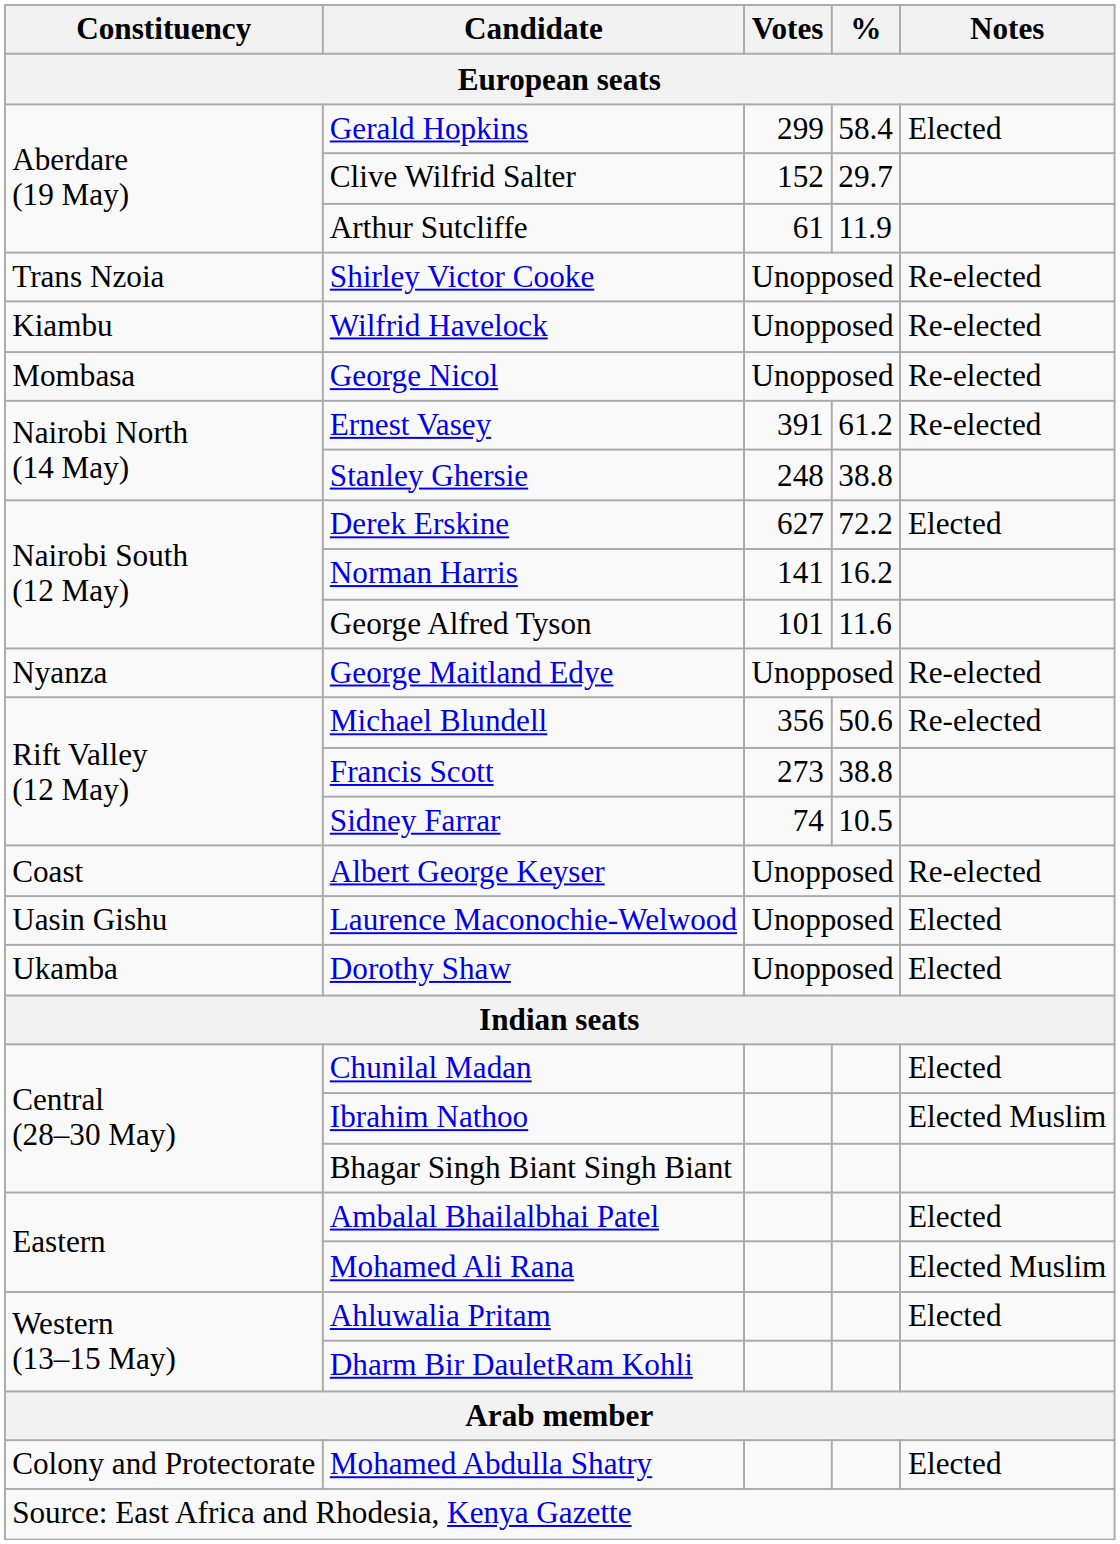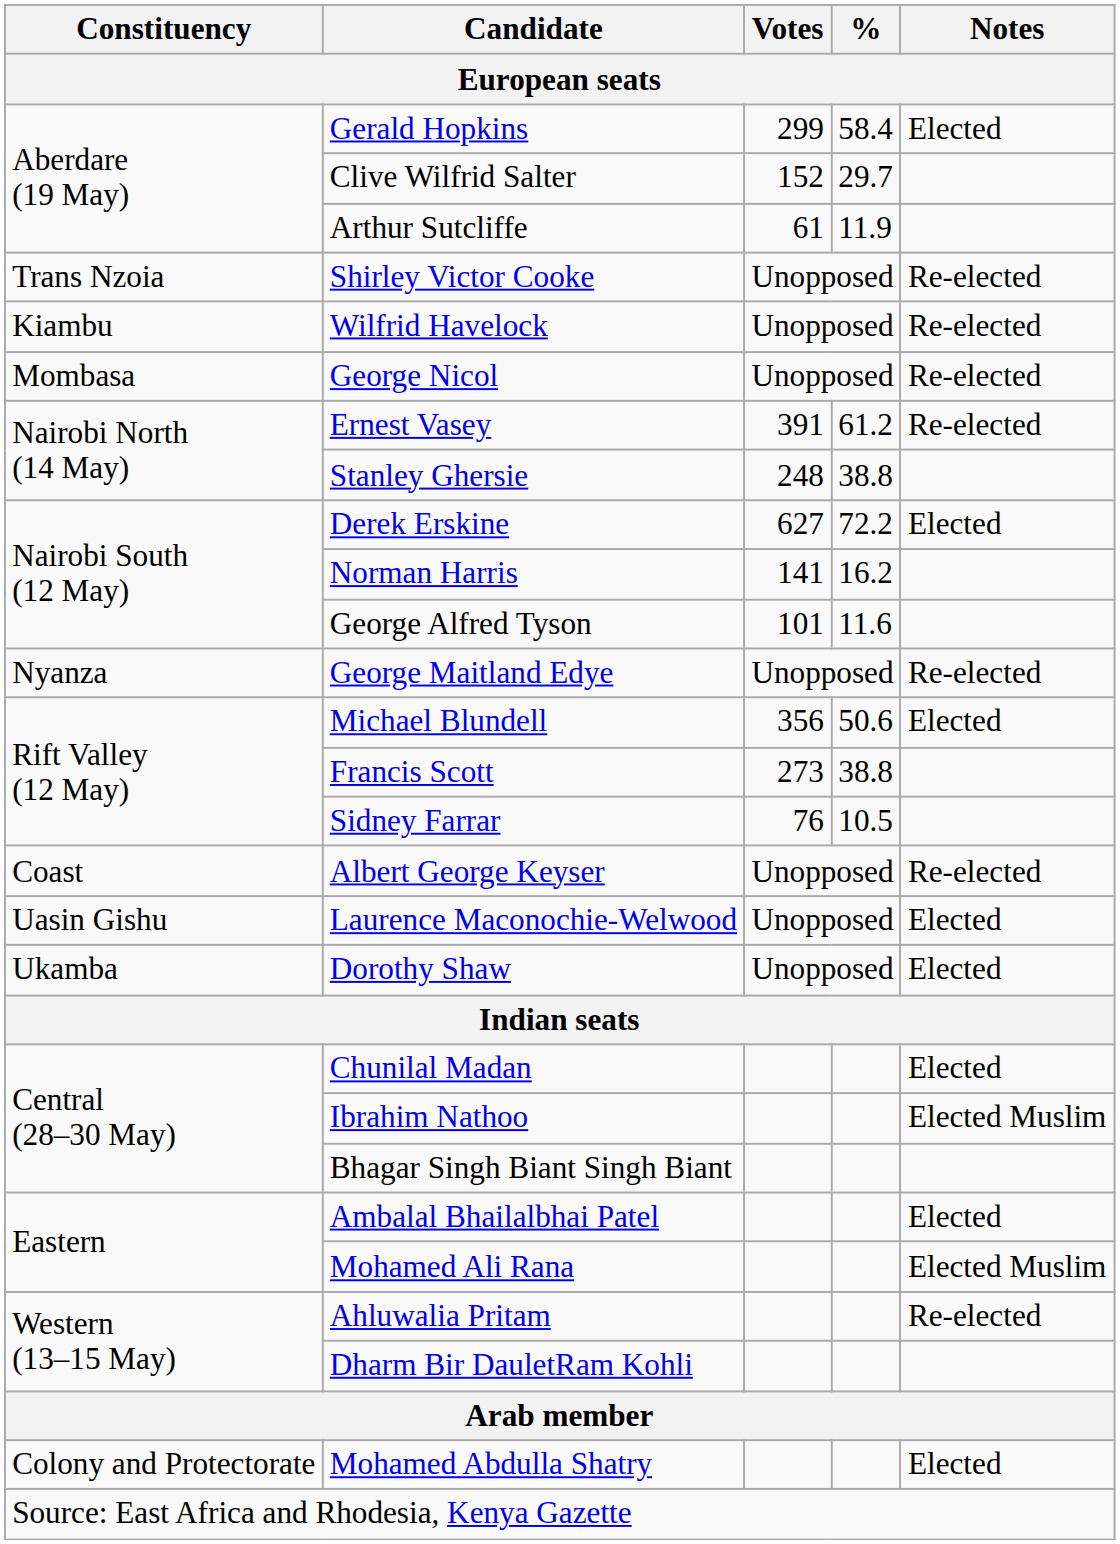(975, 721) Re-elected -> (955, 721) Elected
(808, 820) 74 -> (808, 820) 76
(955, 1315) Elected -> (975, 1315) Re-elected
